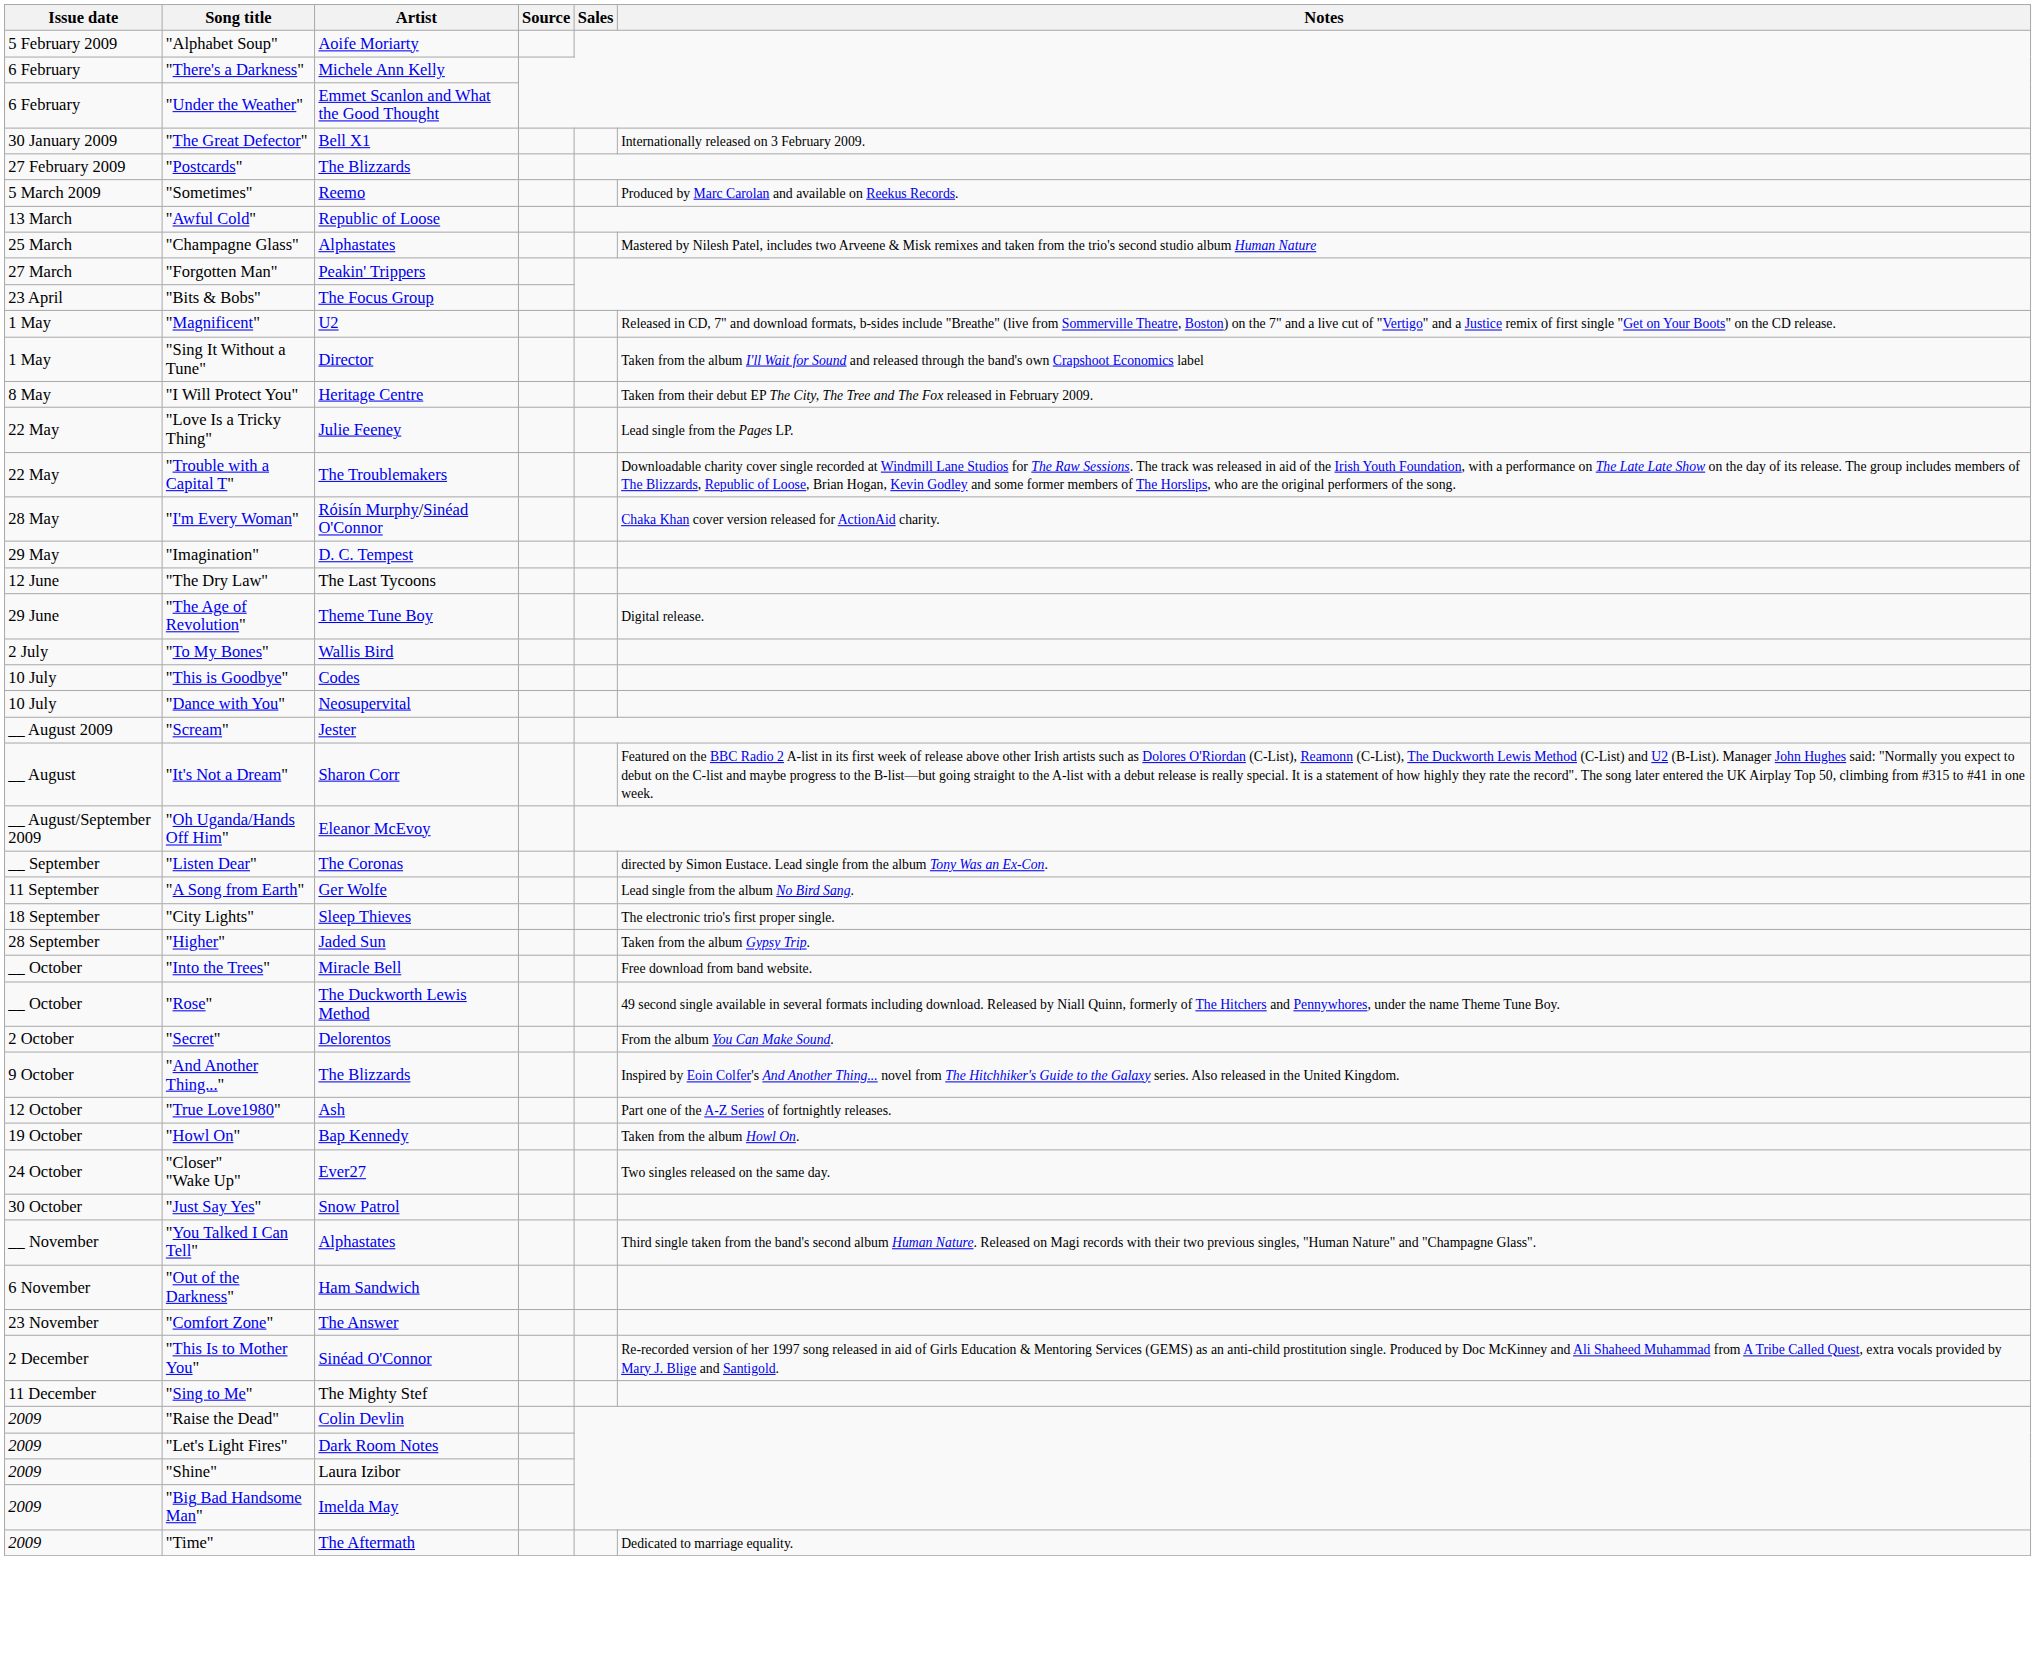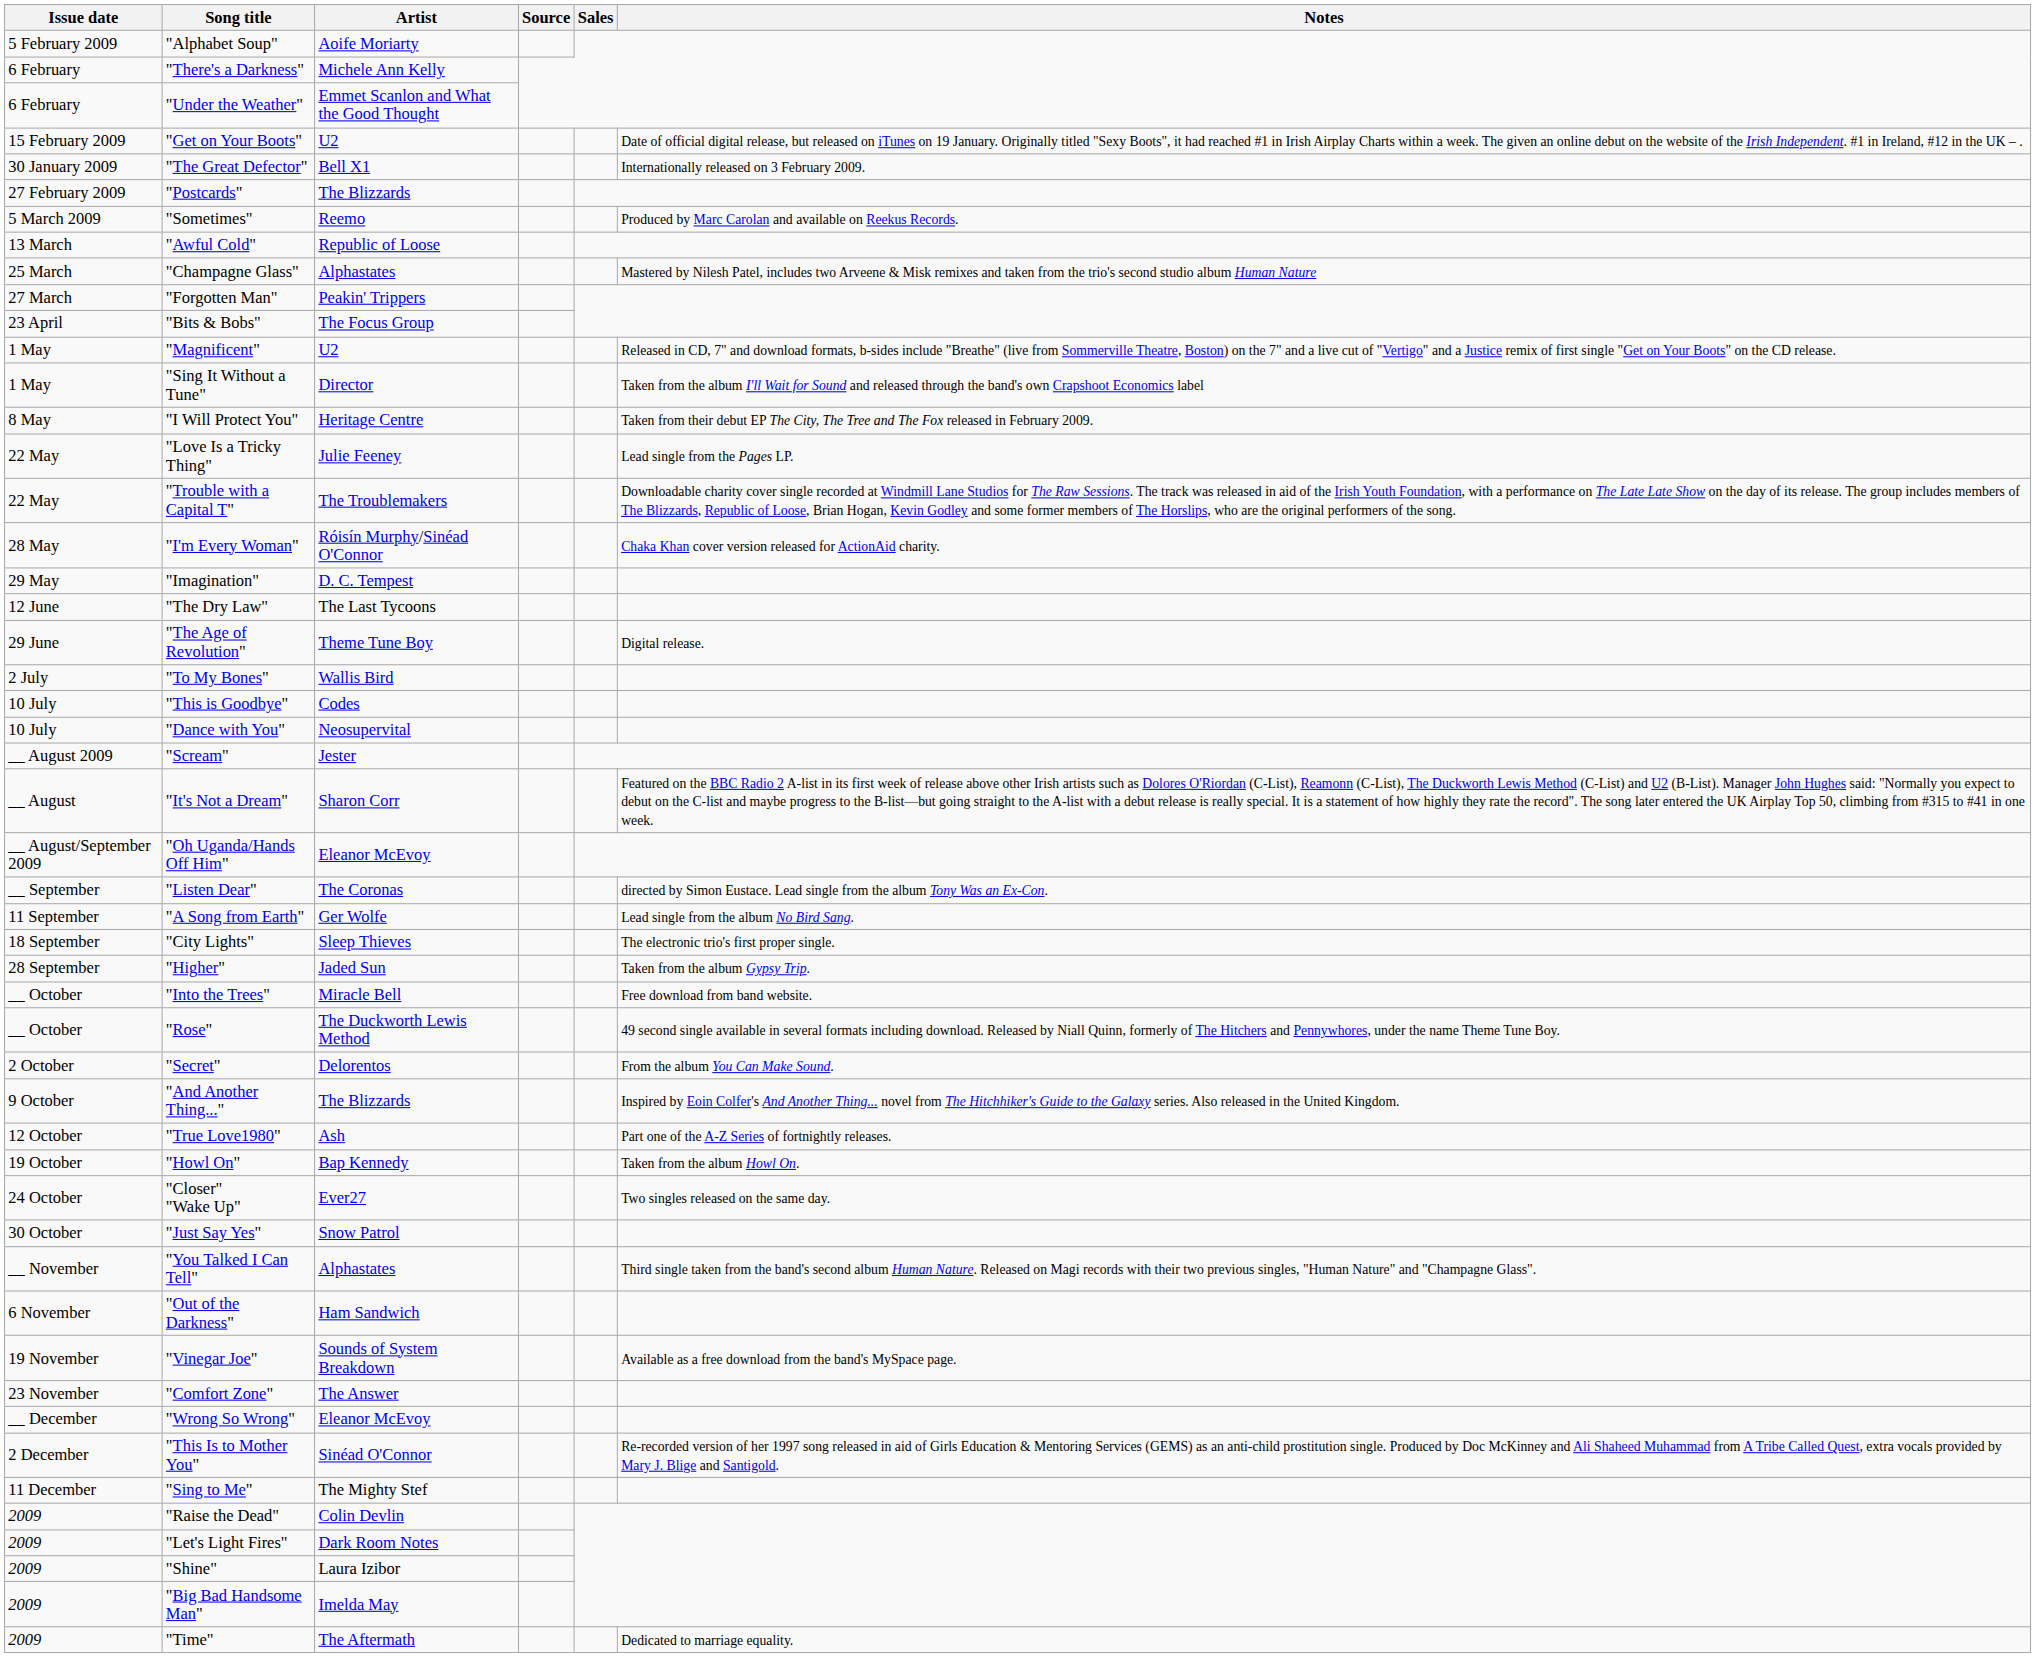+ row: (234, 140)
+ row: (212, 1357)
+ row: (230, 1419)
